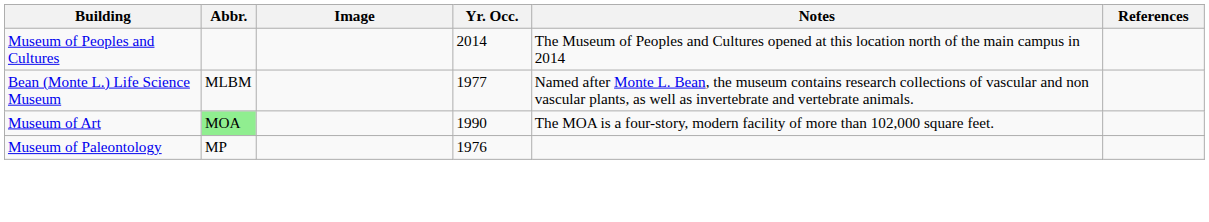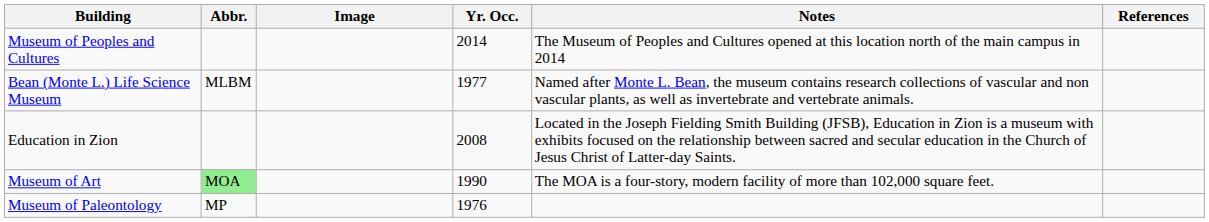+ row: (63, 140)
